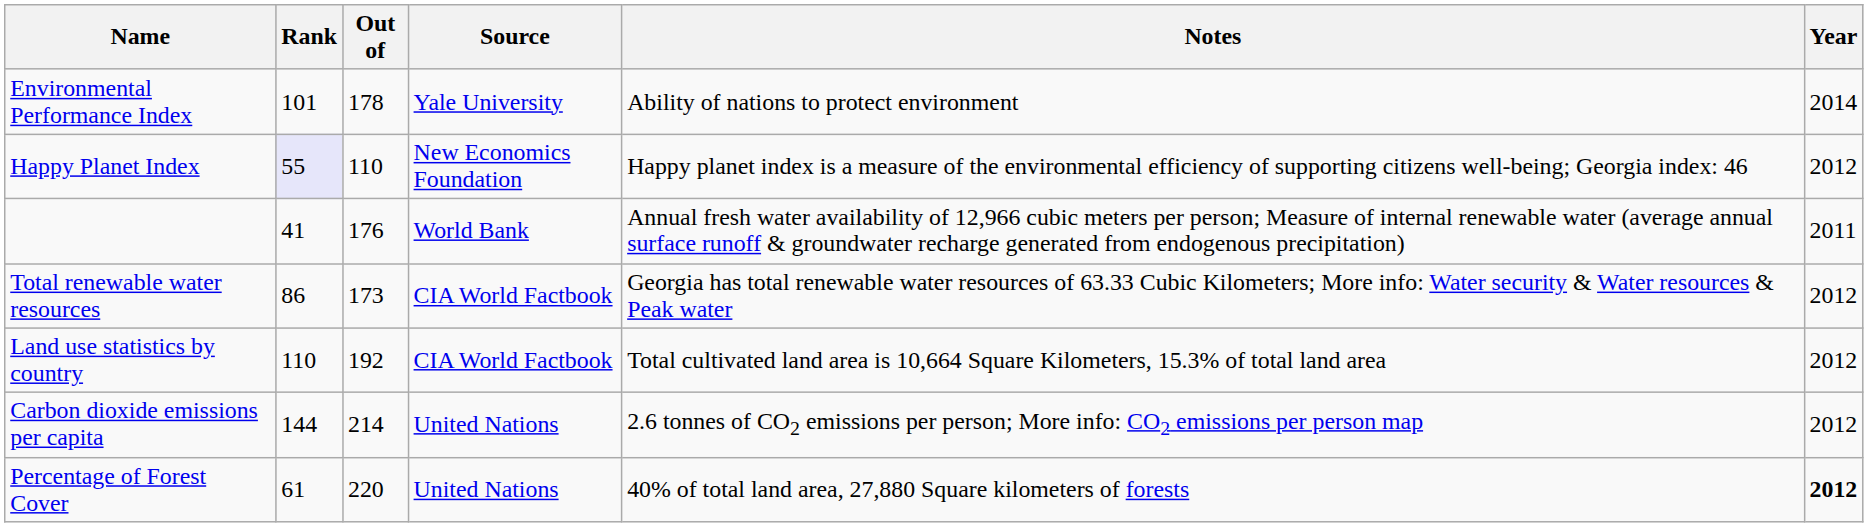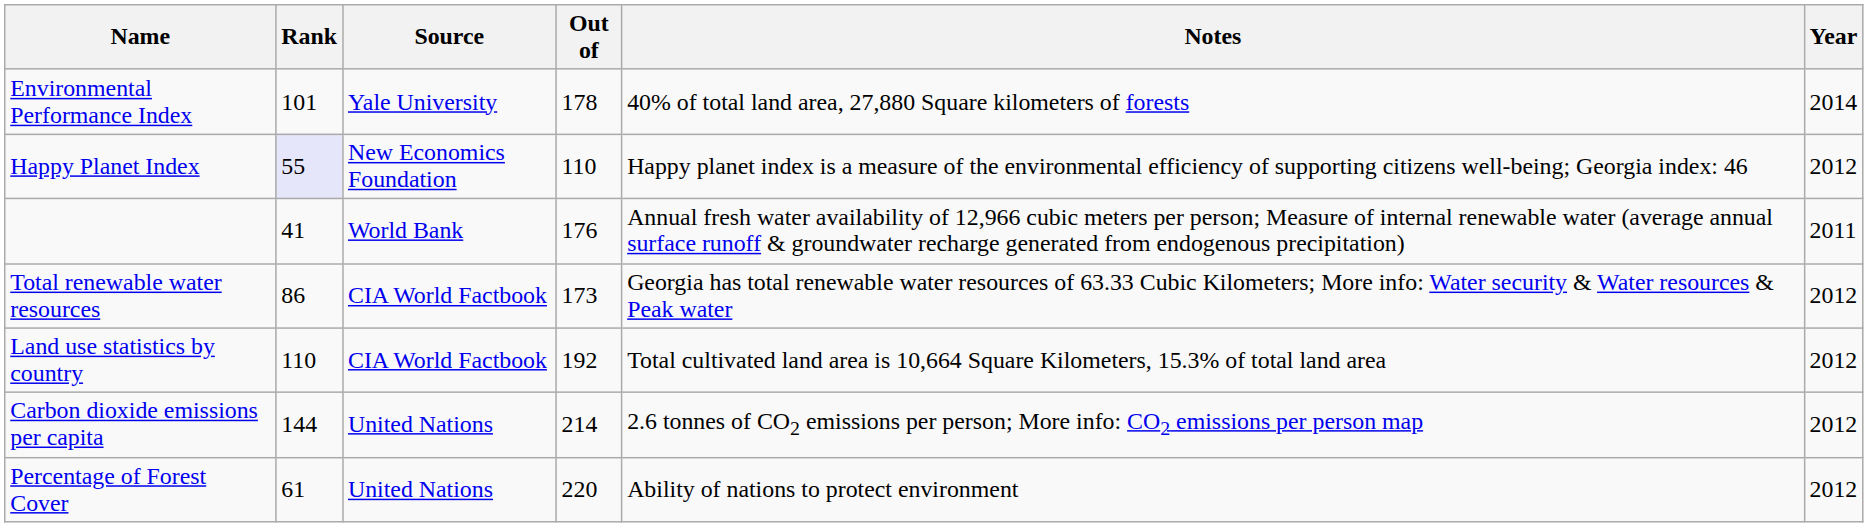columns swapped: (375, 36) <-> (515, 36)
(823, 101) Ability of nations to protect environment -> (908, 101) 40% of total land area, 27,880 Square kilometers of forests
(908, 489) 40% of total land area, 27,880 Square kilometers of forests -> (823, 489) Ability of nations to protect environment
(1833, 489) bold -> (1833, 489) normal
